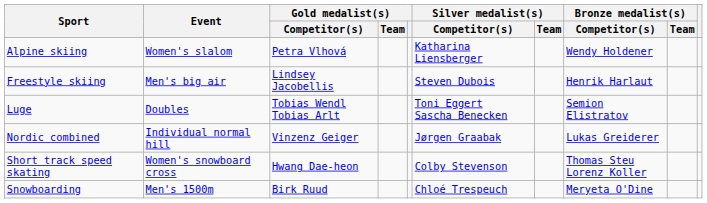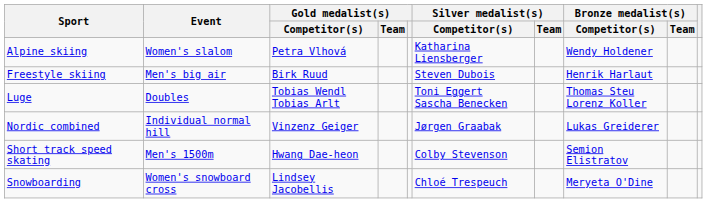(303, 81) Lindsey Jacobellis -> (300, 75) Birk Ruud
(597, 109) Semion Elistratov -> (606, 97) Thomas Steu Lorenz Koller
(198, 167) Women's snowboard cross -> (180, 155) Men's 1500m
(606, 167) Thomas Steu Lorenz Koller -> (597, 155) Semion Elistratov
(180, 189) Men's 1500m -> (198, 183) Women's snowboard cross
(300, 189) Birk Ruud -> (303, 183) Lindsey Jacobellis
